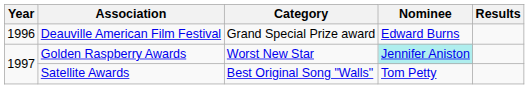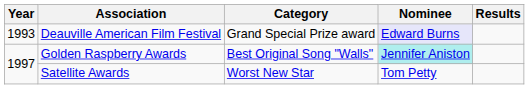(21, 34) 1996 -> (21, 34) 1993
(420, 34) no background -> (420, 34) lavender background
(270, 53) Worst New Star -> (300, 53) Best Original Song "Walls"
(300, 73) Best Original Song "Walls" -> (270, 73) Worst New Star
